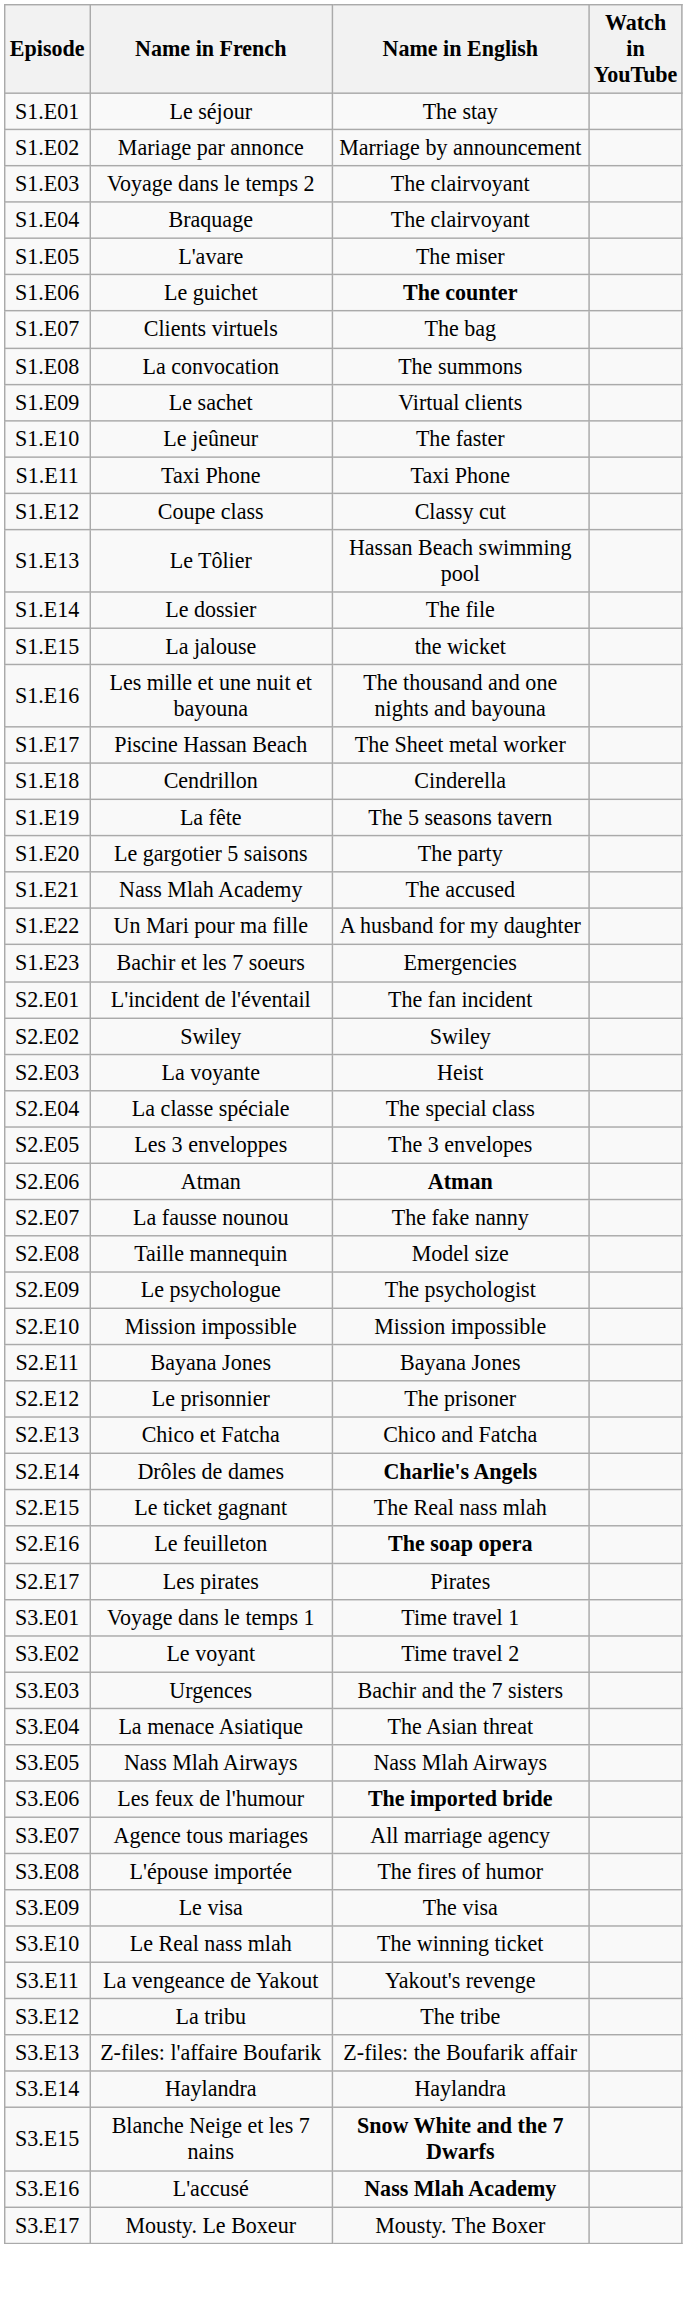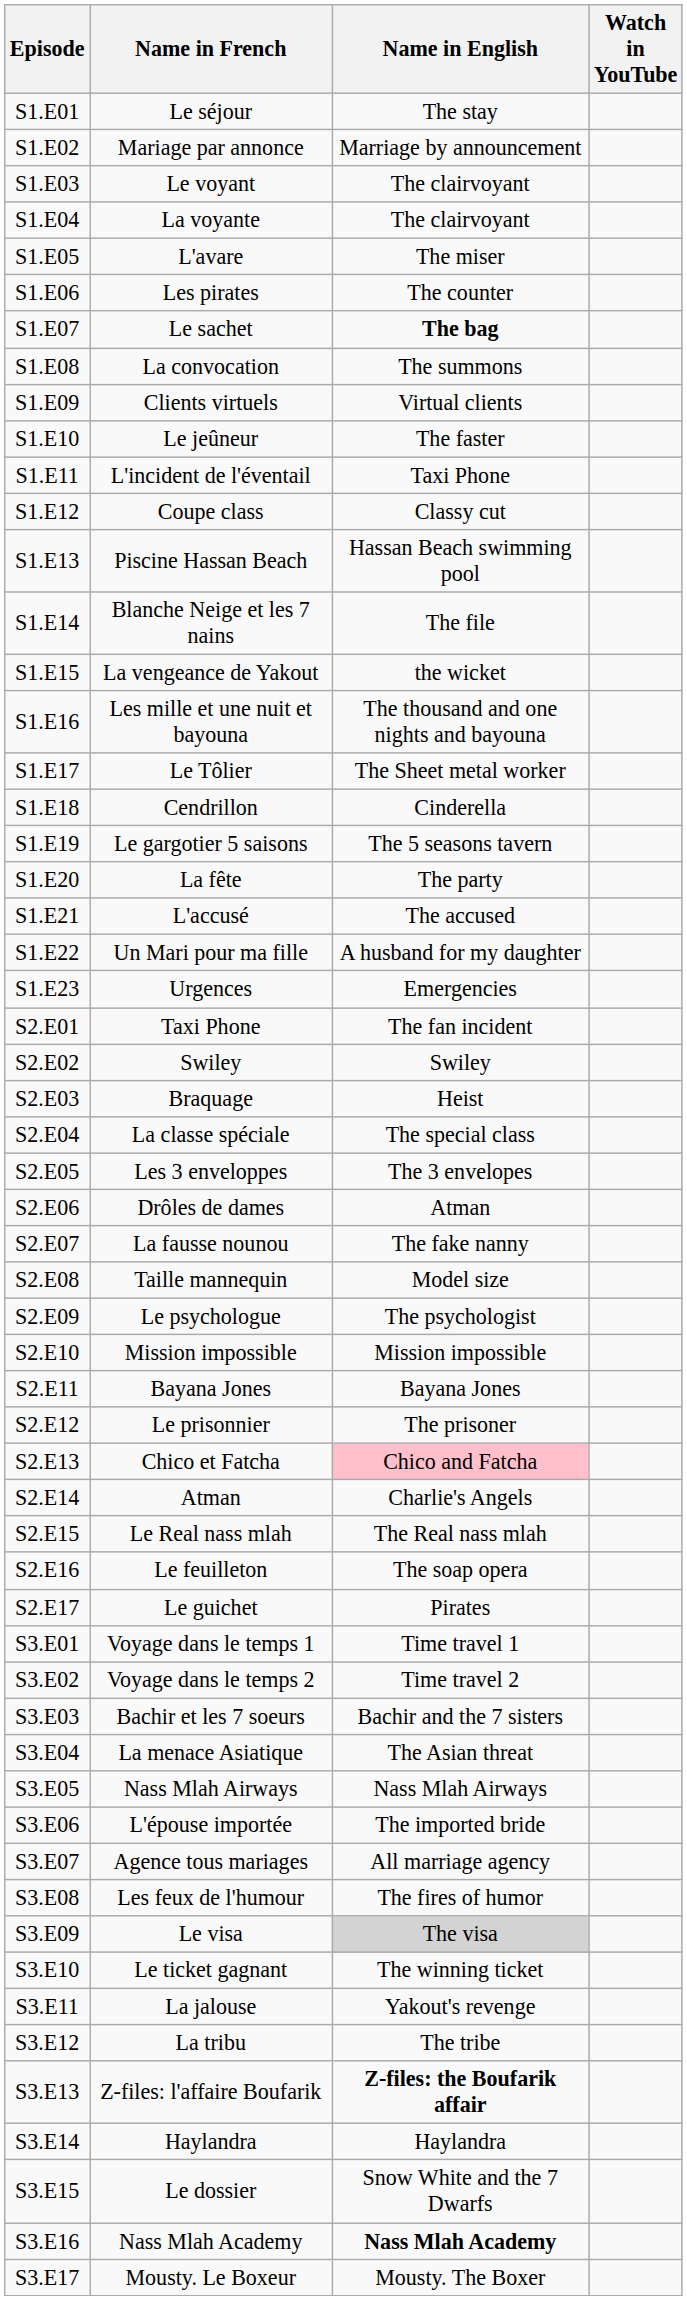(211, 184) Voyage dans le temps 2 -> (211, 184) Le voyant
(211, 220) Braquage -> (211, 220) La voyante
(211, 293) Le guichet -> (211, 293) Les pirates
(460, 293) bold -> (460, 293) normal
(211, 329) Clients virtuels -> (211, 329) Le sachet
(460, 329) normal -> (460, 329) bold
(211, 402) Le sachet -> (211, 402) Clients virtuels
(211, 474) Taxi Phone -> (211, 474) L'incident de l'éventail
(211, 560) Le Tôlier -> (211, 560) Piscine Hassan Beach
(211, 609) Le dossier -> (211, 622) Blanche Neige et les 7 nains
(211, 646) La jalouse -> (211, 672) La vengeance de Yakout
(211, 745) Piscine Hassan Beach -> (211, 771) Le Tôlier
(211, 817) La fête -> (211, 843) Le gargotier 5 saisons
(211, 854) Le gargotier 5 saisons -> (211, 880) La fête
(211, 890) Nass Mlah Academy -> (211, 916) L'accusé
(211, 963) Bachir et les 7 soeurs -> (211, 989) Urgences
(211, 999) L'incident de l'éventail -> (211, 1025) Taxi Phone
(211, 1072) La voyante -> (211, 1098) Braquage
(211, 1181) Atman -> (211, 1207) Drôles de dames
(460, 1181) bold -> (460, 1207) normal
(460, 1435) no background -> (460, 1461) pink background
(211, 1471) Drôles de dames -> (211, 1497) Atman
(460, 1471) bold -> (460, 1497) normal
(211, 1508) Le ticket gagnant -> (211, 1534) Le Real nass mlah
(460, 1544) bold -> (460, 1570) normal
(211, 1580) Les pirates -> (211, 1606) Le guichet
(211, 1653) Le voyant -> (211, 1679) Voyage dans le temps 2
(211, 1689) Urgences -> (211, 1716) Bachir et les 7 soeurs
(211, 1798) Les feux de l'humour -> (211, 1825) L'épouse importée
(460, 1798) bold -> (460, 1825) normal
(211, 1871) L'épouse importée -> (211, 1897) Les feux de l'humour
(460, 1907) no background -> (460, 1934) lightgrey background
(211, 1944) Le Real nass mlah -> (211, 1970) Le ticket gagnant
(211, 1980) La vengeance de Yakout -> (211, 2006) La jalouse
(460, 2053) normal -> (460, 2092) bold
(211, 2139) Blanche Neige et les 7 nains -> (211, 2191) Le dossier
(460, 2139) bold -> (460, 2191) normal
(211, 2188) L'accusé -> (211, 2240) Nass Mlah Academy
